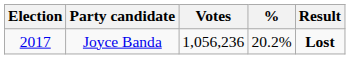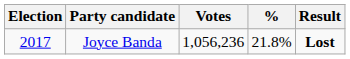(272, 41) 20.2% -> (272, 41) 21.8%
